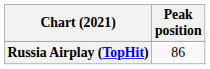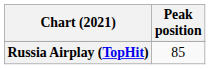(178, 52) 86 -> (178, 52) 85
